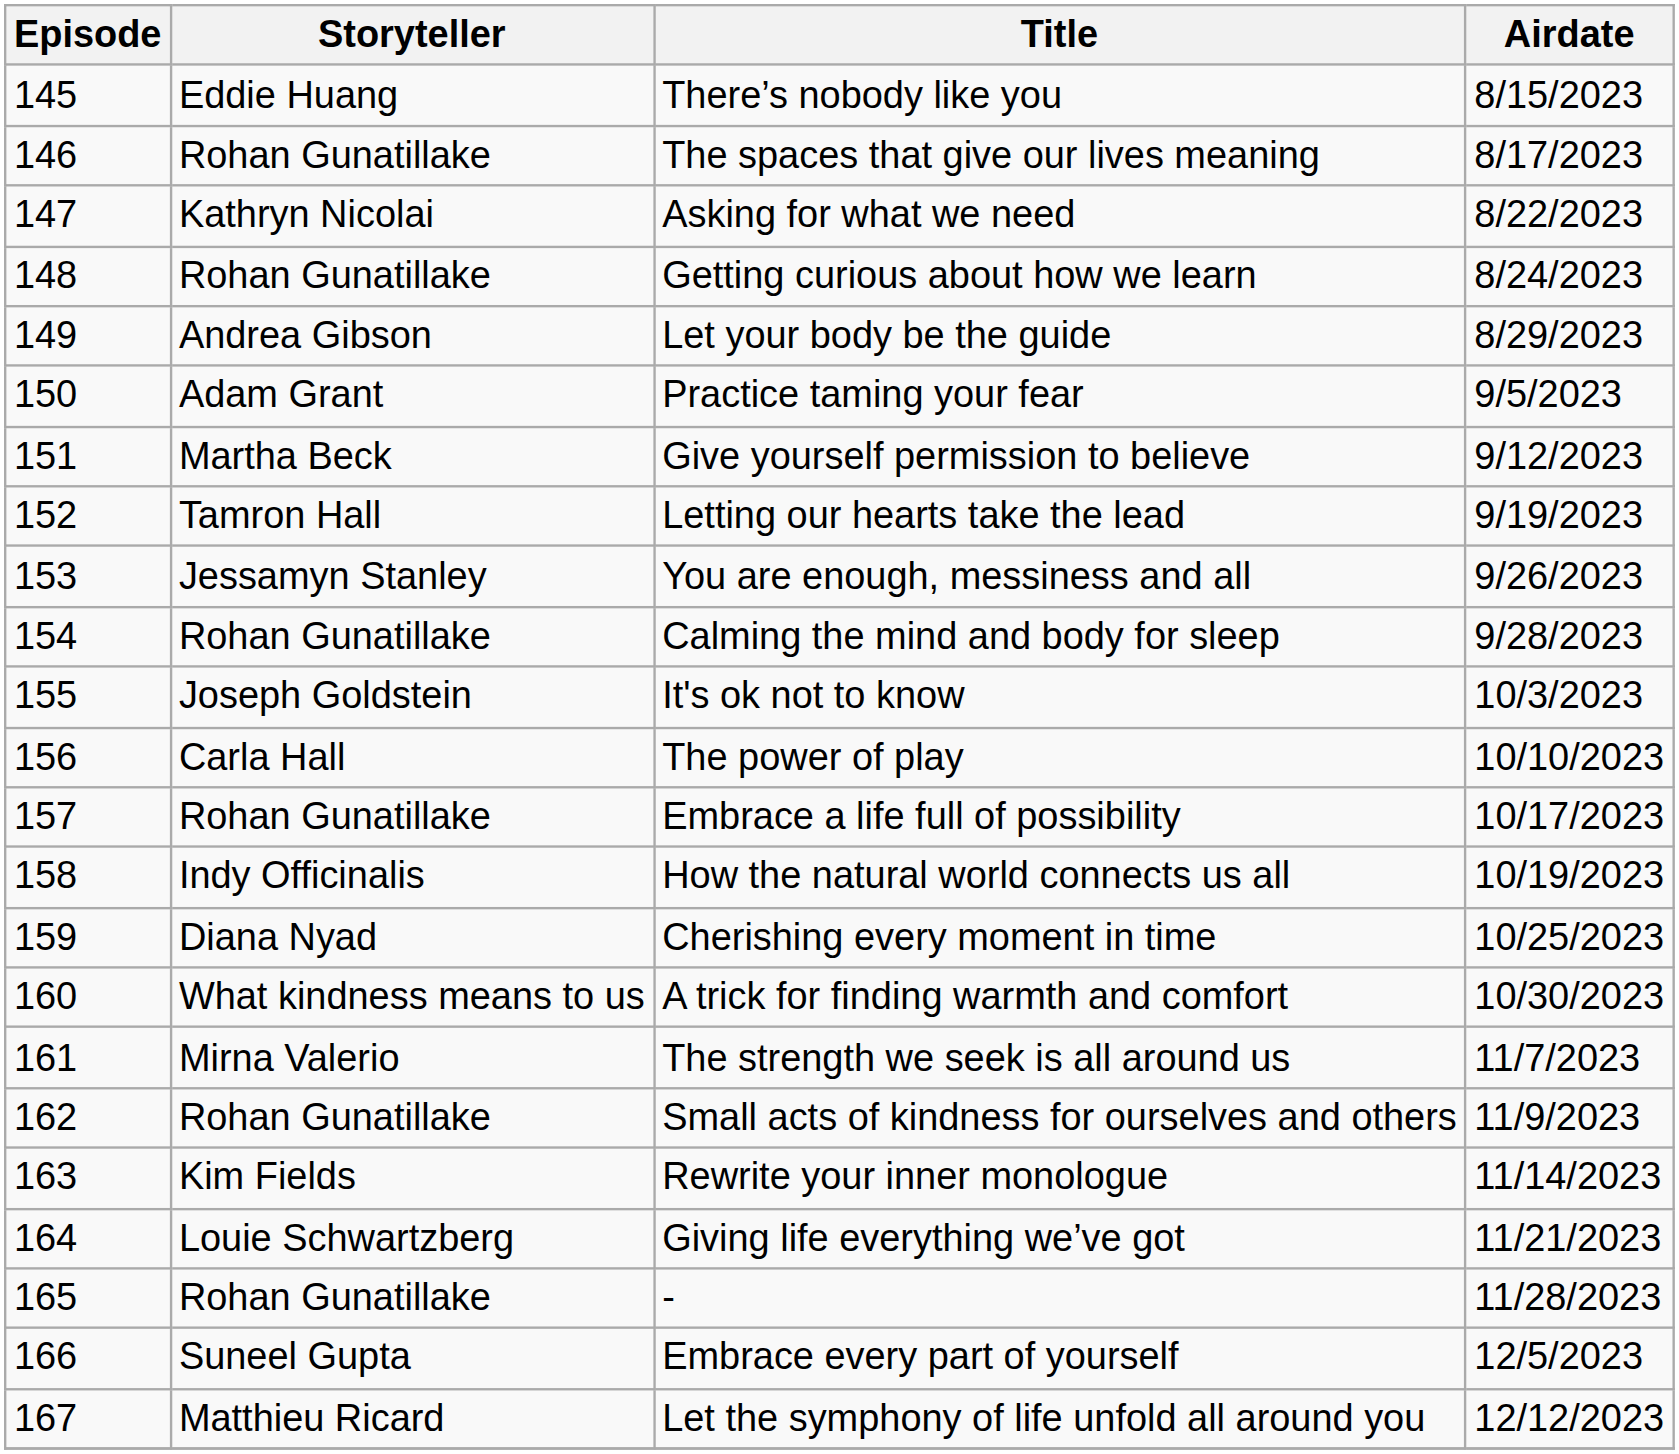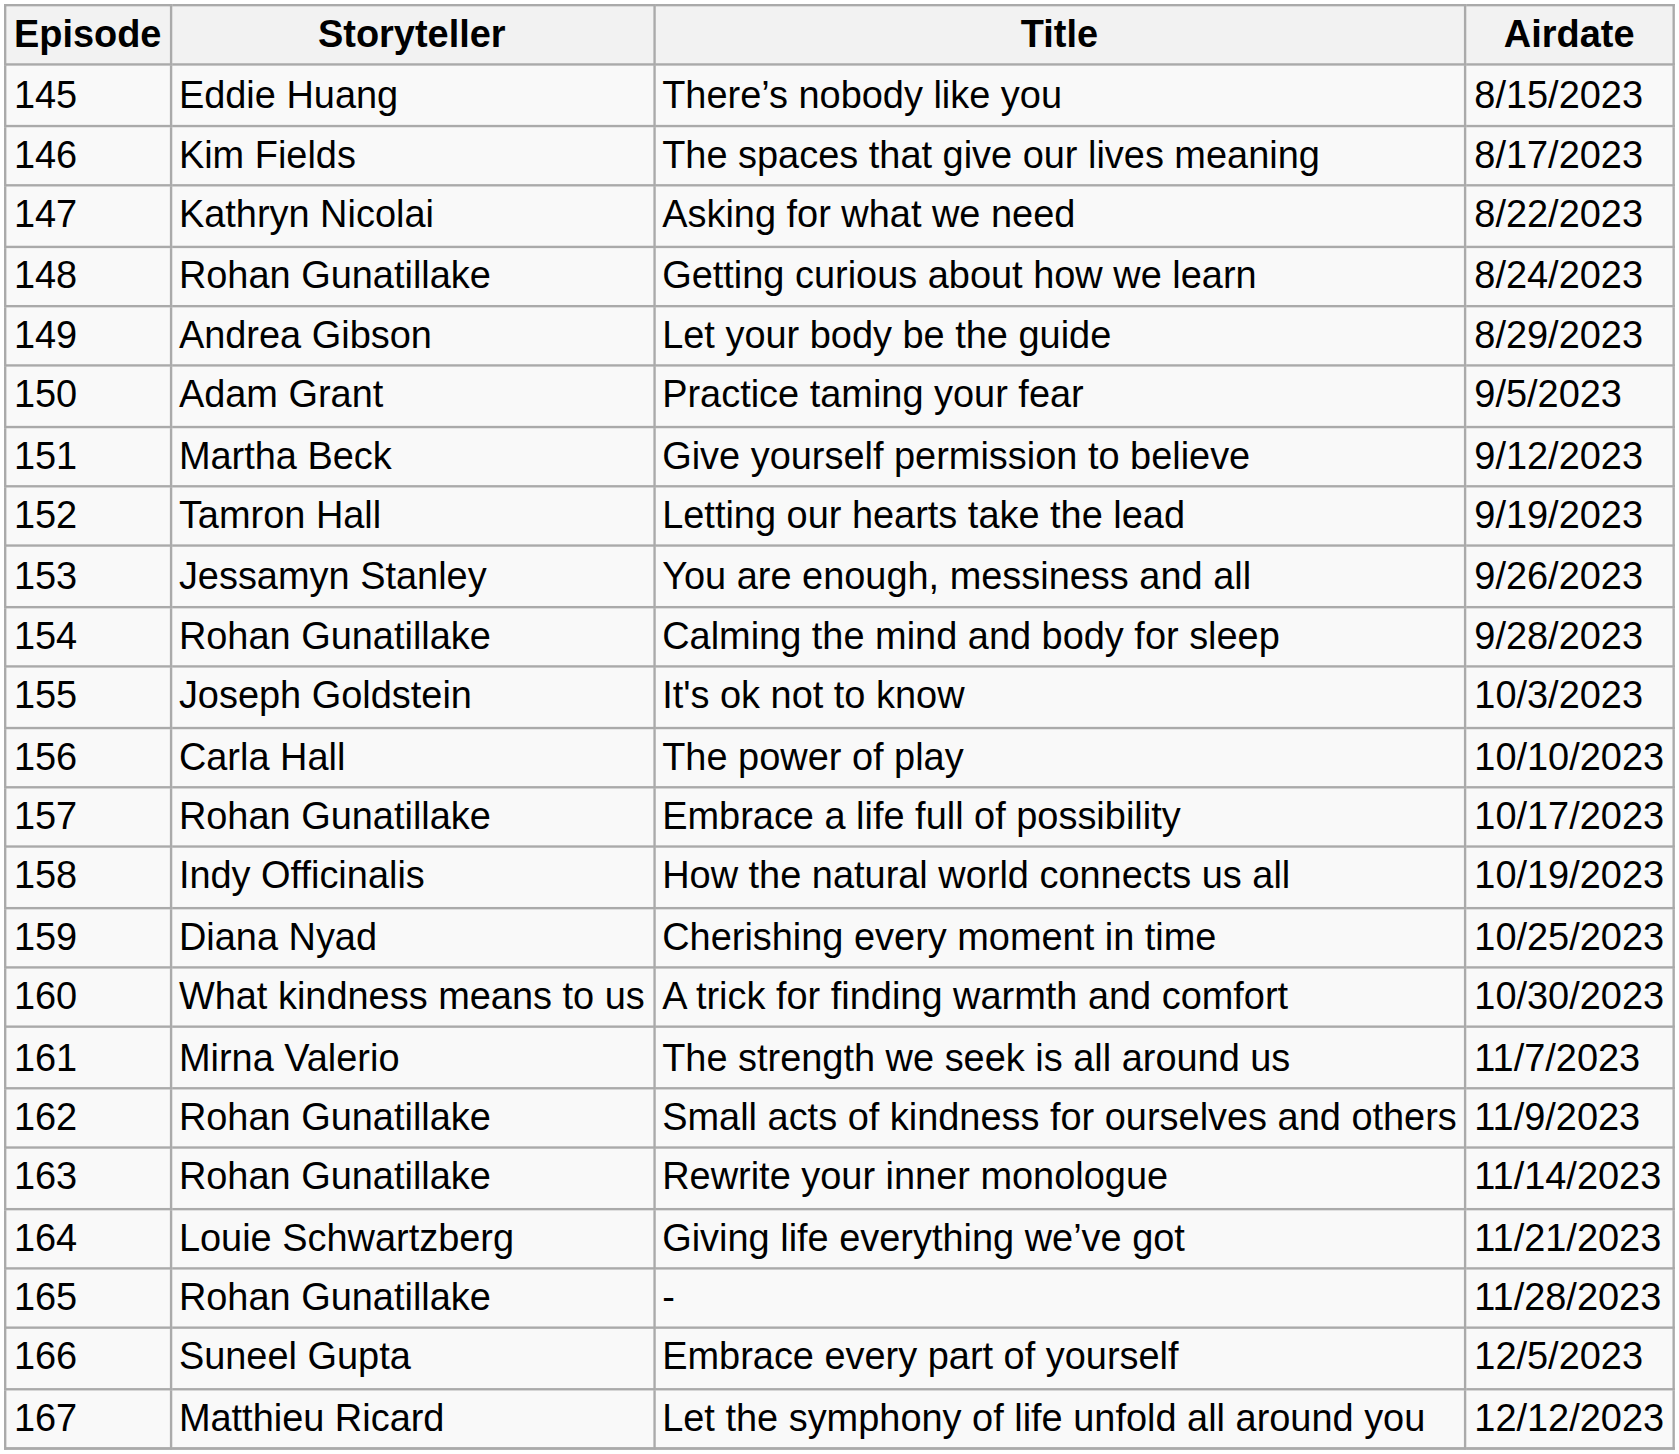(335, 154) Rohan Gunatillake -> (267, 154) Kim Fields
(267, 1177) Kim Fields -> (335, 1177) Rohan Gunatillake
